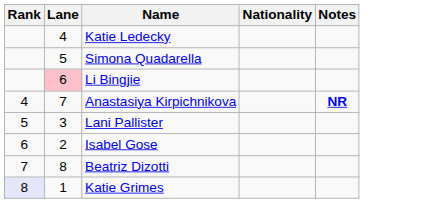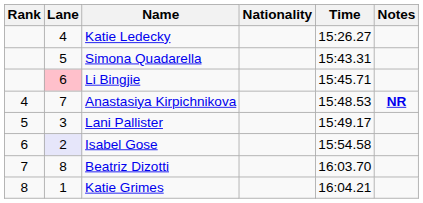+ column: (345, 15)
(63, 144) no background -> (63, 144) lavender background
(24, 187) lavender background -> (24, 187) no background
